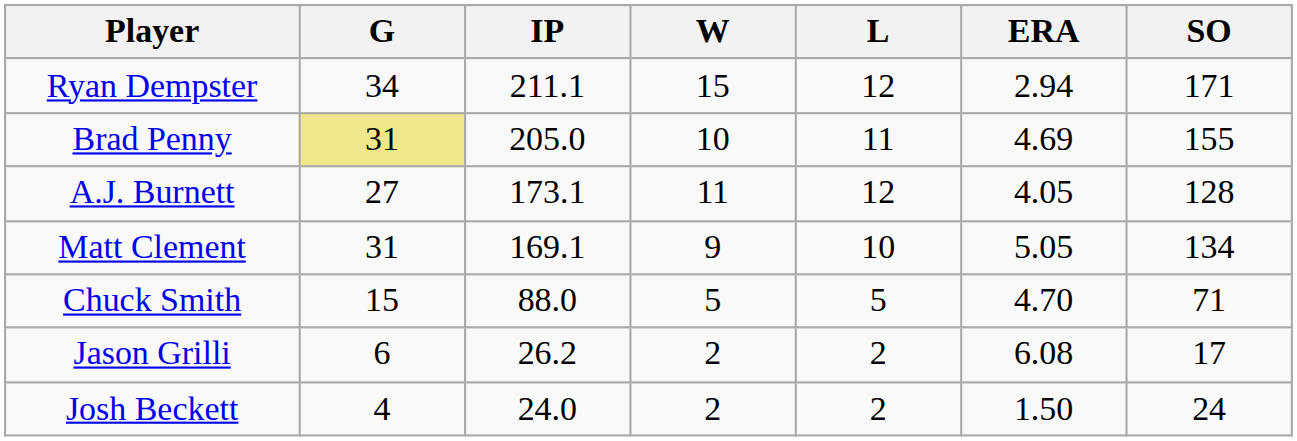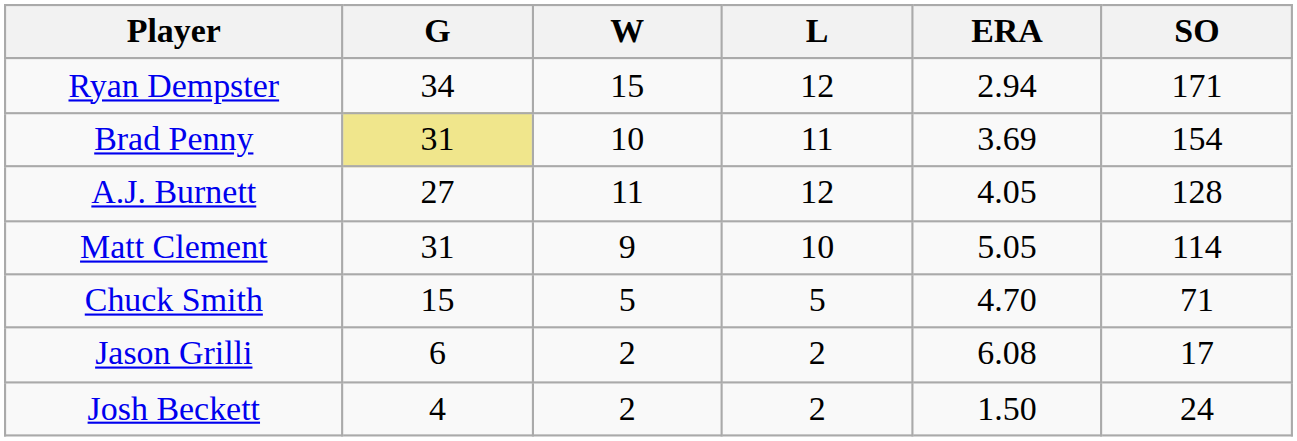- column: (547, 31)
(1044, 138) 4.69 -> (1007, 138) 3.69
(1209, 138) 155 -> (1197, 138) 154
(1209, 246) 134 -> (1197, 246) 114
